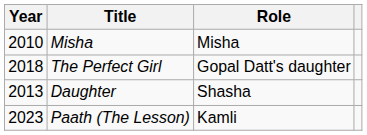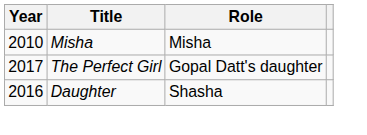(26, 67) 2018 -> (26, 67) 2017
(26, 92) 2013 -> (26, 92) 2016
- row: (120, 117)
